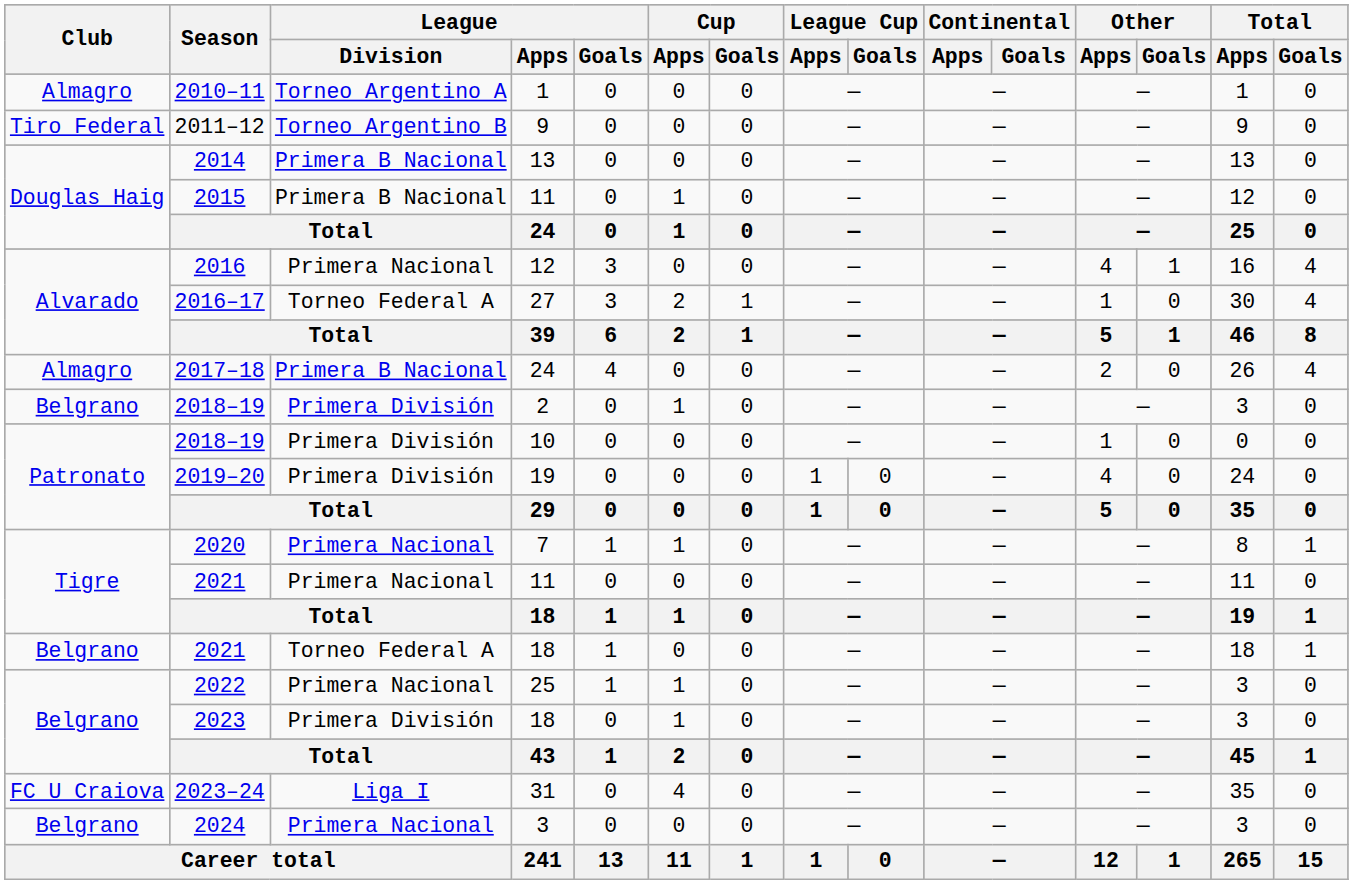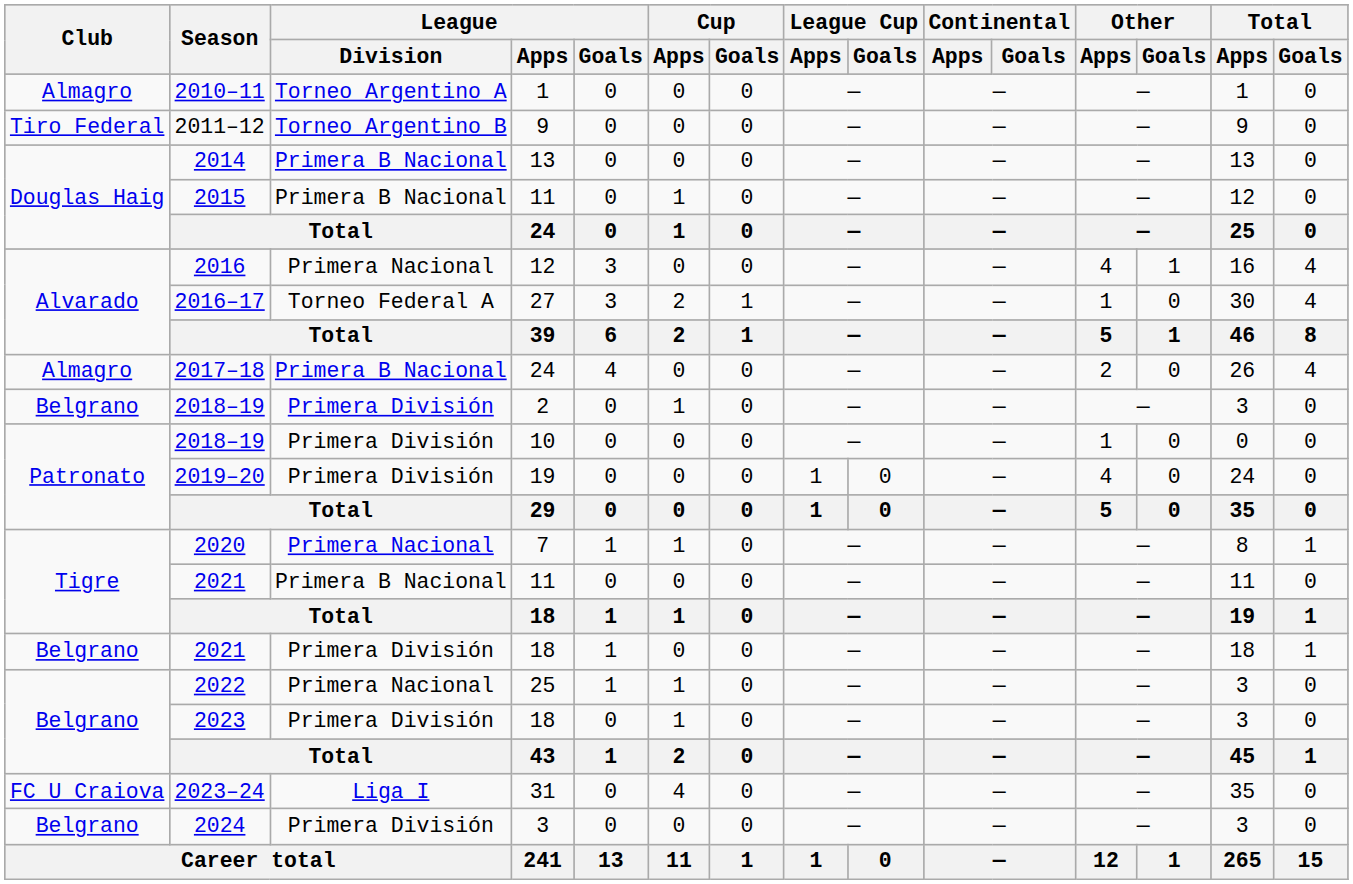(391, 582) Primera Nacional -> (391, 582) Primera B Nacional
(391, 652) Torneo Federal A -> (391, 652) Primera División
(391, 826) Primera Nacional -> (391, 826) Primera División
